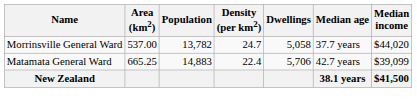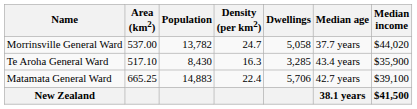+ row: (58, 61)
(391, 61) $39,099 -> (391, 78) $39,100
